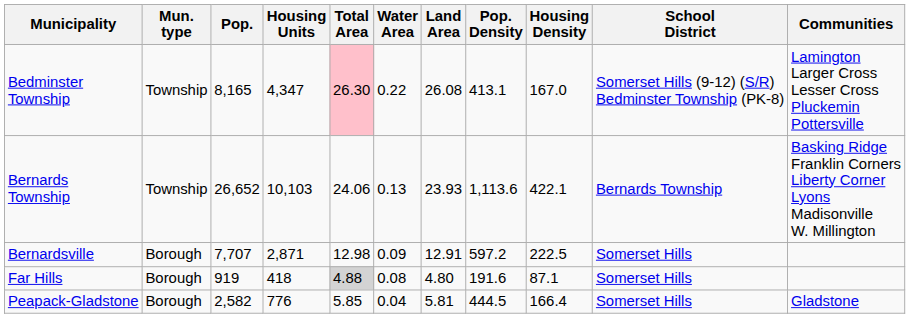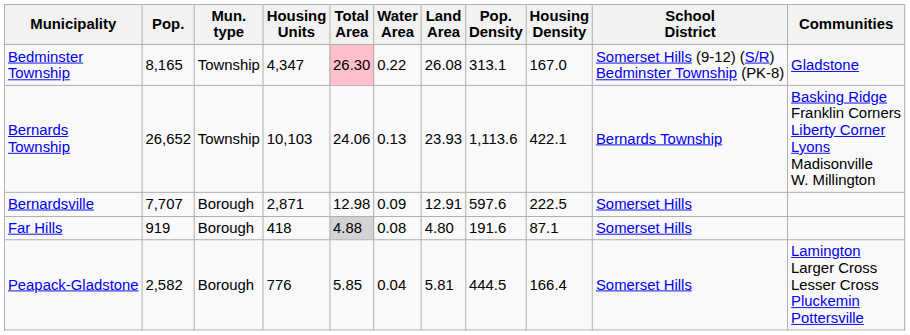columns swapped: (176, 24) <-> (237, 24)
(488, 90) 413.1 -> (488, 65) 313.1
(835, 90) Lamington Larger Cross Lesser Cross Pluckemin Pottersville -> (825, 65) Gladstone
(488, 254) 597.2 -> (488, 204) 597.6
(825, 301) Gladstone -> (835, 284) Lamington Larger Cross Lesser Cross Pluckemin Pottersville
